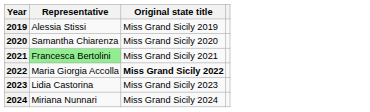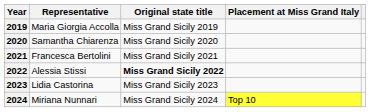+ column: (294, 12)
(59, 27) Alessia Stissi -> (75, 27) Maria Giorgia Accolla
(71, 56) lightgreen background -> (71, 56) no background
(75, 71) Maria Giorgia Accolla -> (59, 71) Alessia Stissi
